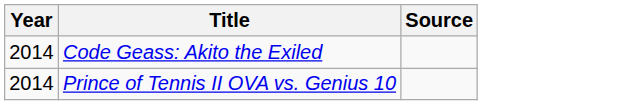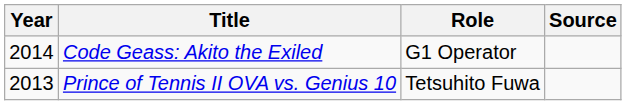+ column: (473, 20)
(31, 83) 2014 -> (31, 83) 2013
